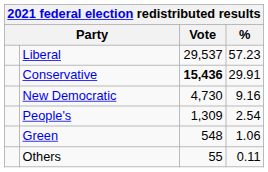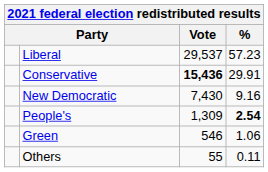(207, 95) 4,730 -> (207, 95) 7,430
(248, 116) normal -> (248, 116) bold
(212, 136) 548 -> (212, 136) 546
